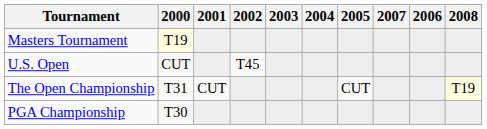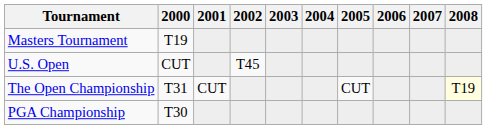columns swapped: (427, 16) <-> (391, 16)
(176, 40) lightyellow background -> (176, 40) no background
